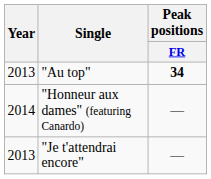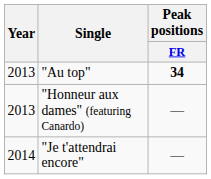(21, 110) 2014 -> (21, 110) 2013
(21, 155) 2013 -> (21, 155) 2014
